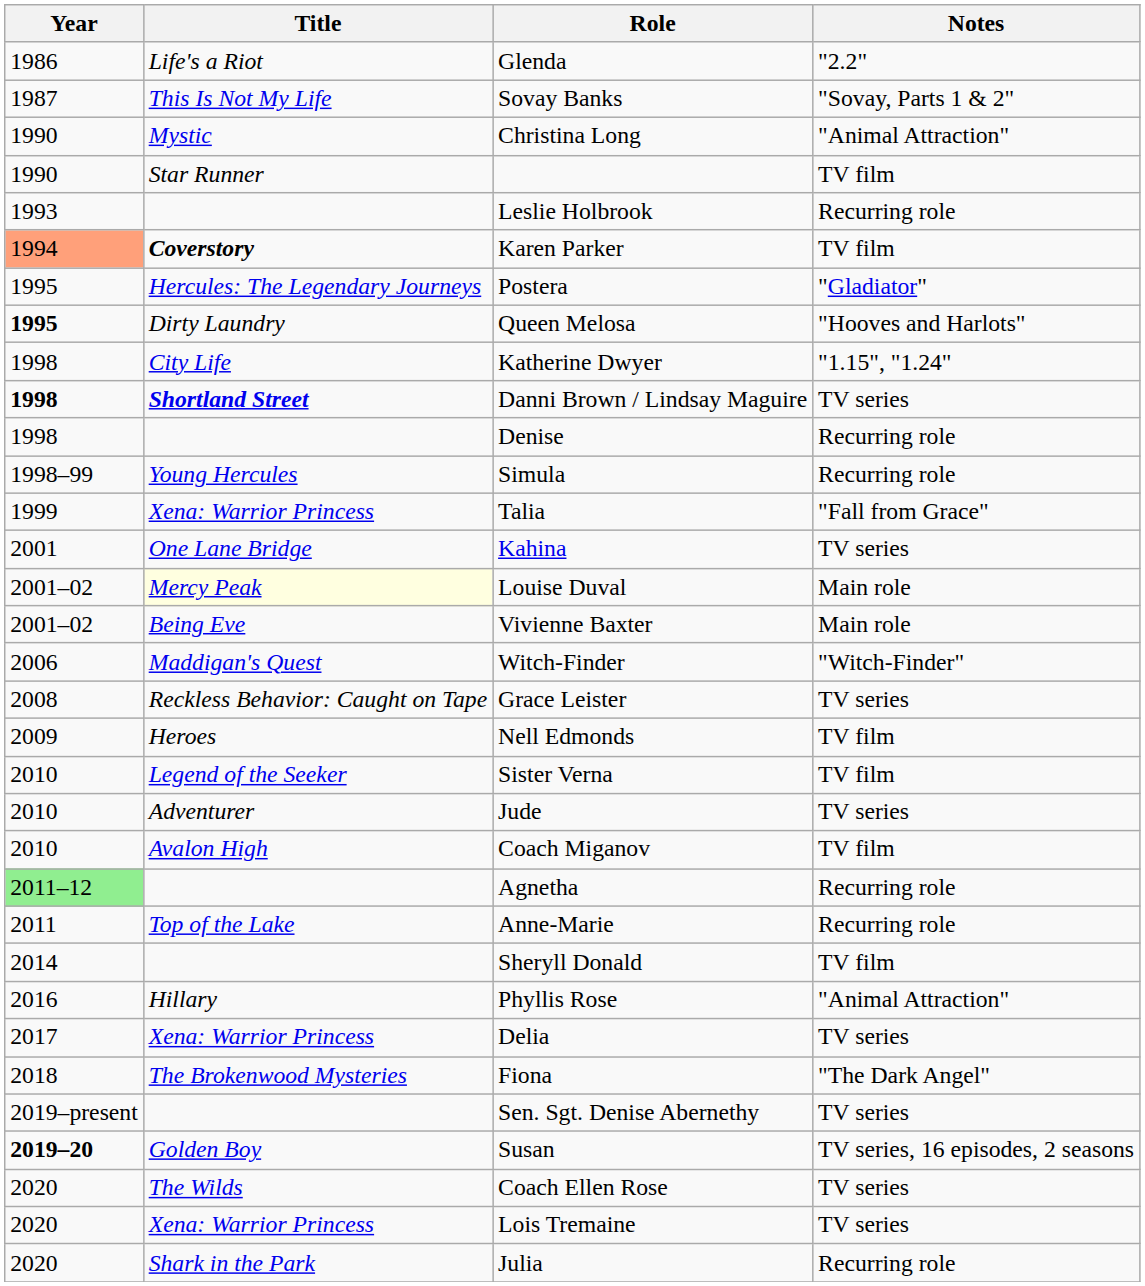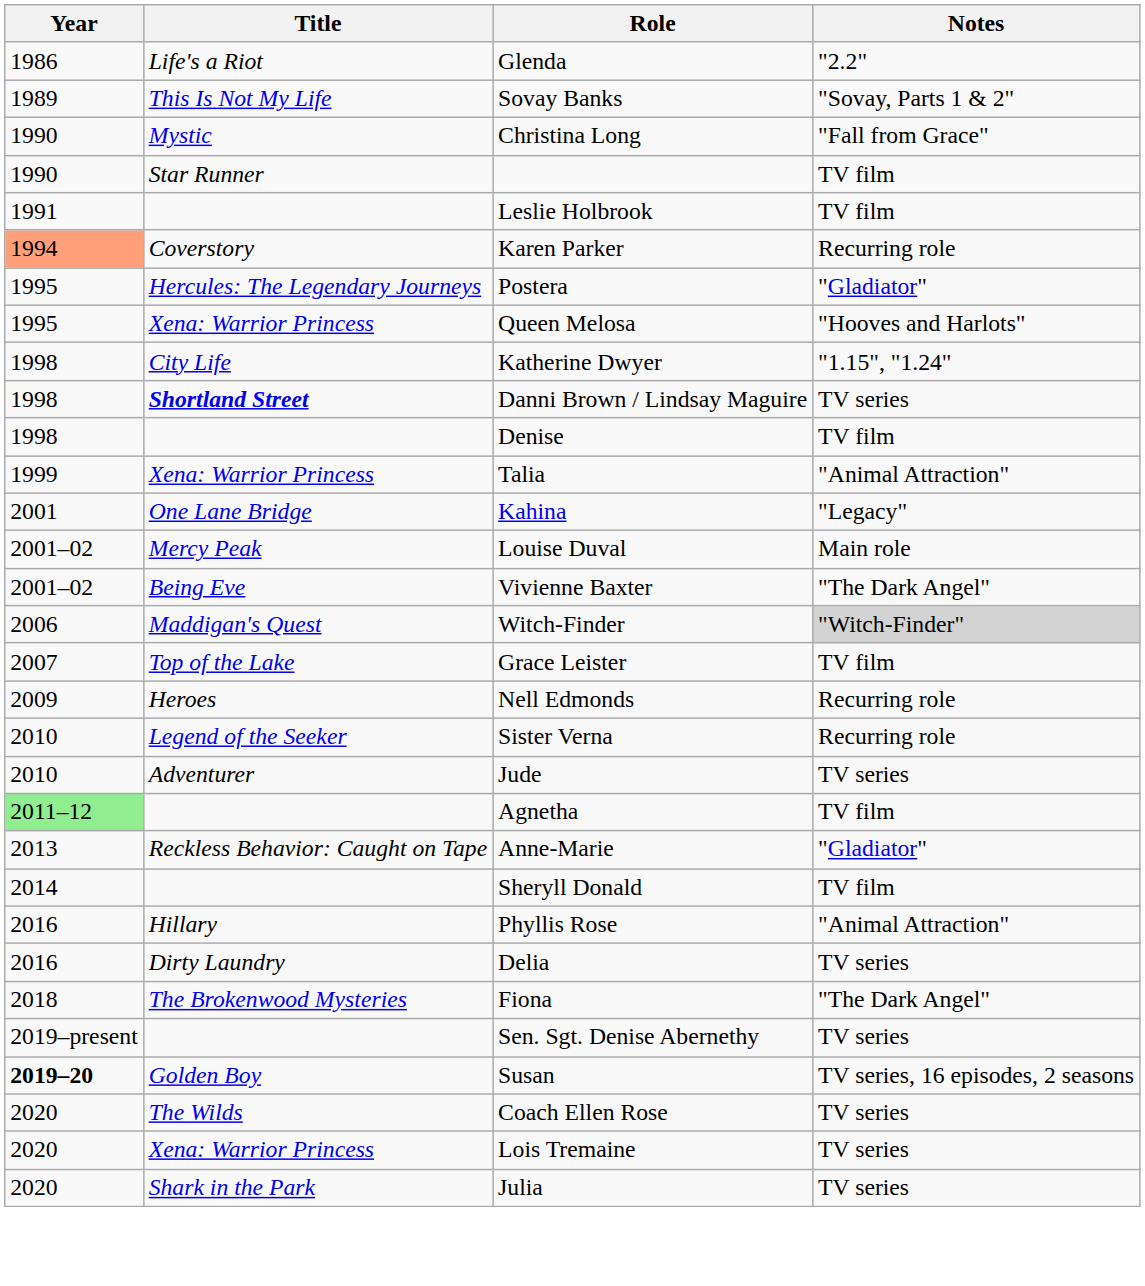(34, 98) 1987 -> (34, 98) 1989
(914, 135) "Animal Attraction" -> (903, 135) "Fall from Grace"
(34, 211) 1993 -> (34, 211) 1991
(887, 211) Recurring role -> (856, 211) TV film
(201, 248) bold -> (201, 248) normal
(856, 248) TV film -> (887, 248) Recurring role
(34, 323) bold -> (34, 323) normal
(217, 323) Dirty Laundry -> (261, 323) Xena: Warrior Princess
(34, 398) bold -> (34, 398) normal
(887, 436) Recurring role -> (856, 436) TV film
- row: (532, 473)
(903, 511) "Fall from Grace" -> (914, 473) "Animal Attraction"
(864, 549) TV series -> (863, 511) "Legacy"
(205, 586) lightyellow background -> (205, 549) no background
(864, 624) Main role -> (904, 586) "The Dark Angel"
(891, 661) no background -> (891, 624) lightgrey background
(34, 699) 2008 -> (34, 661) 2007
(318, 699) Reckless Behavior: Caught on Tape -> (222, 661) Top of the Lake
(864, 699) TV series -> (856, 661) TV film
(856, 736) TV film -> (887, 699) Recurring role
(856, 774) TV film -> (887, 736) Recurring role
- row: (574, 849)
(887, 887) Recurring role -> (856, 811) TV film
(33, 924) 2011 -> (34, 849) 2013
(222, 924) Top of the Lake -> (318, 849) Reckless Behavior: Caught on Tape
(887, 924) Recurring role -> (872, 849) "Gladiator"
(34, 1037) 2017 -> (34, 962) 2016
(261, 1037) Xena: Warrior Princess -> (217, 962) Dirty Laundry
(887, 1262) Recurring role -> (864, 1187) TV series
